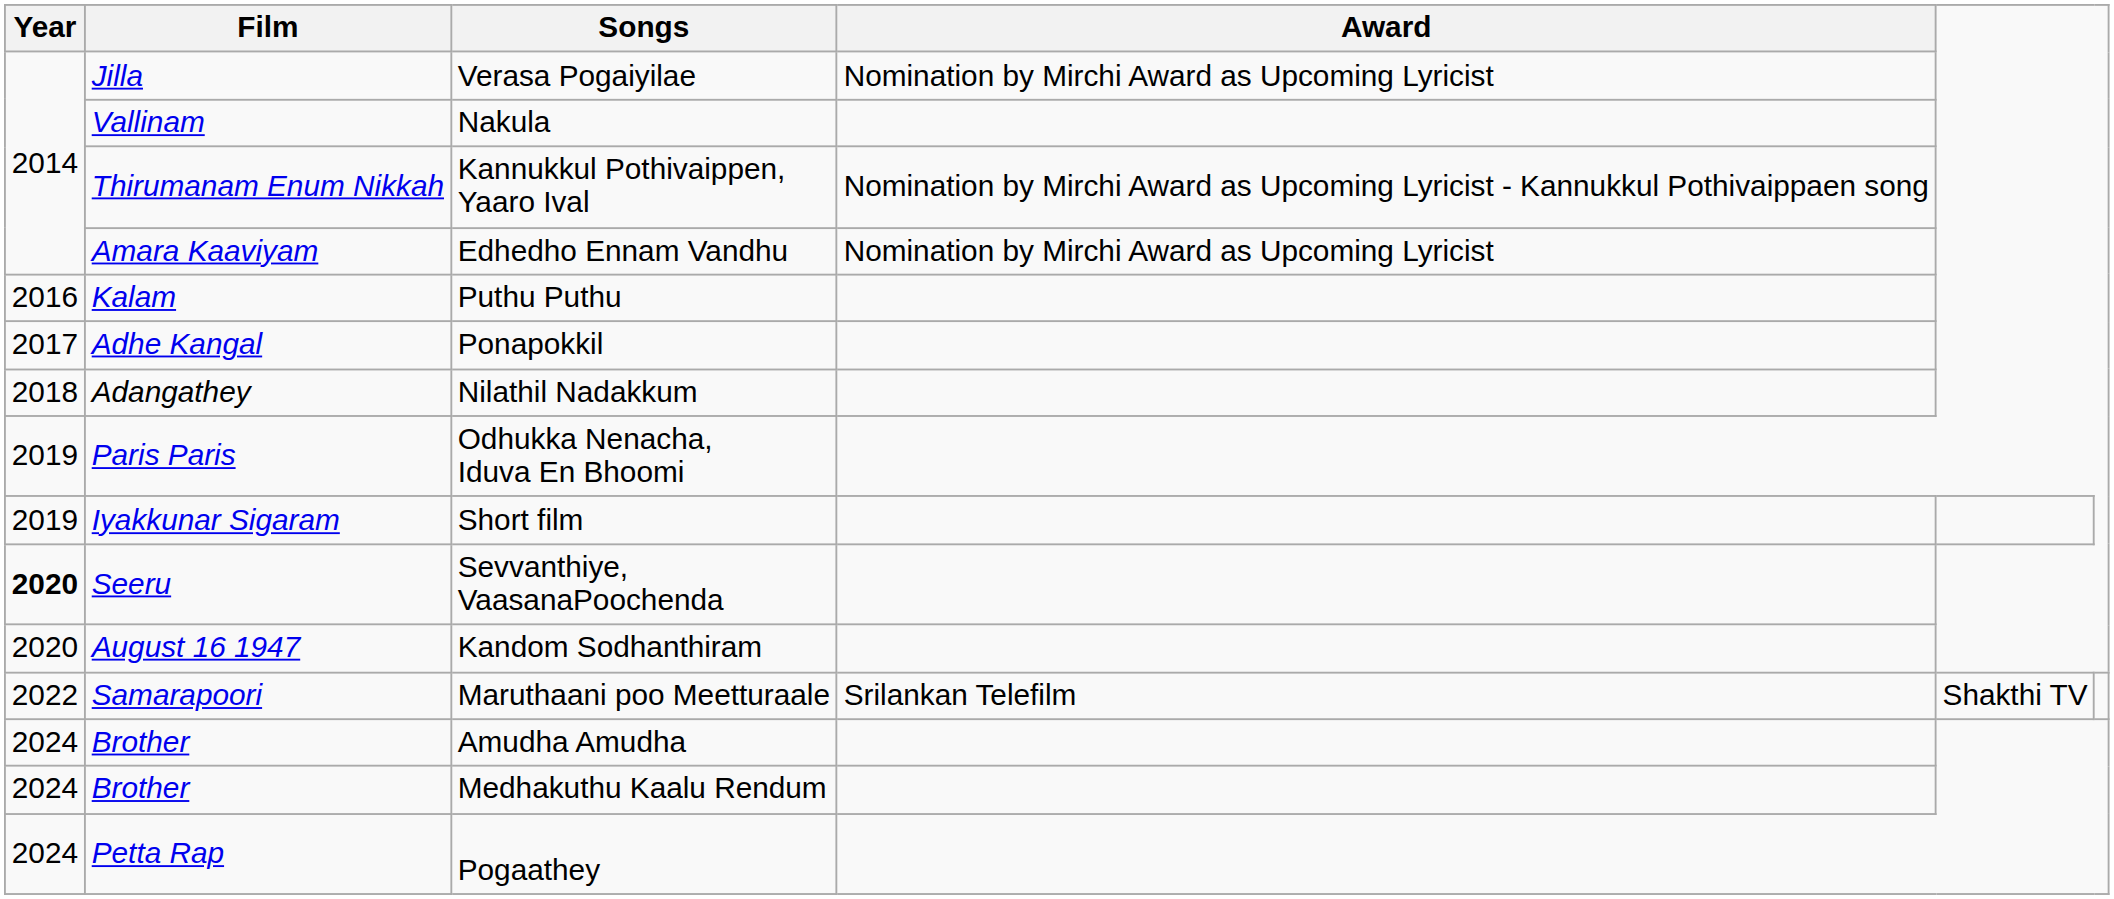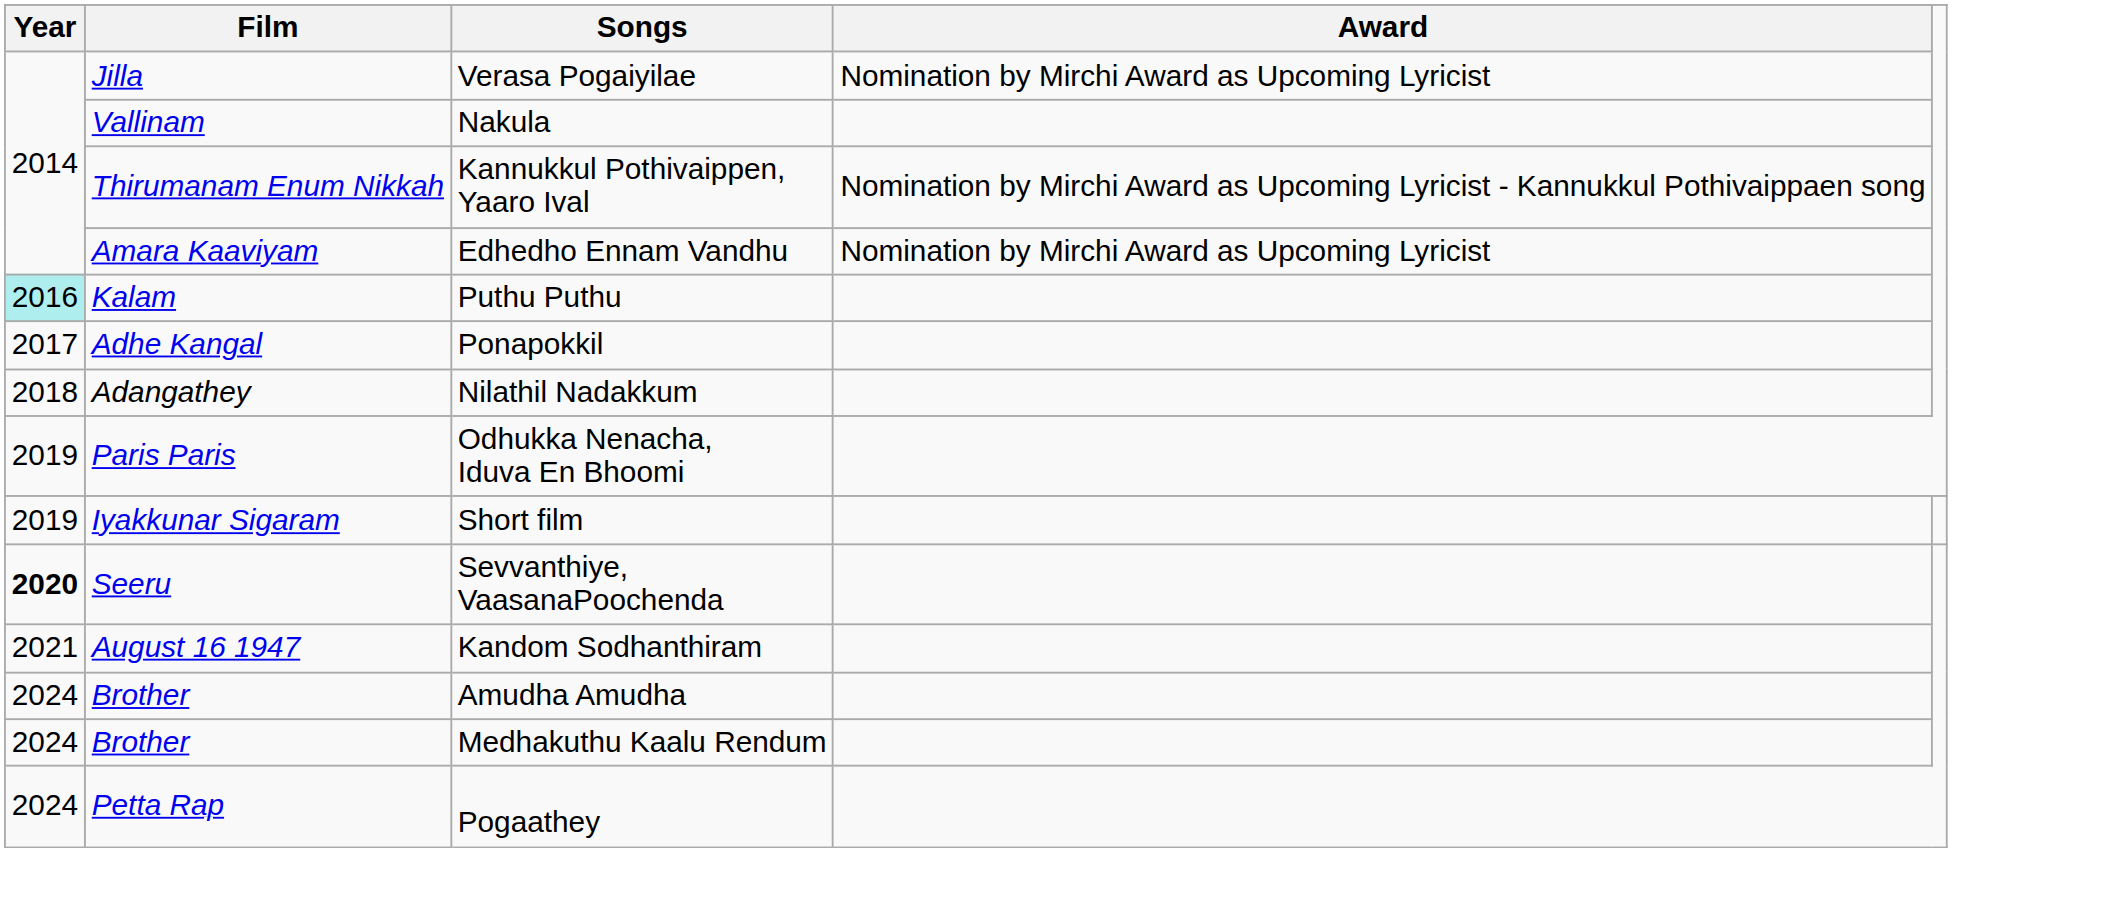(45, 297) no background -> (45, 297) paleturquoise background
(45, 647) 2020 -> (45, 647) 2021
- row: (644, 694)
